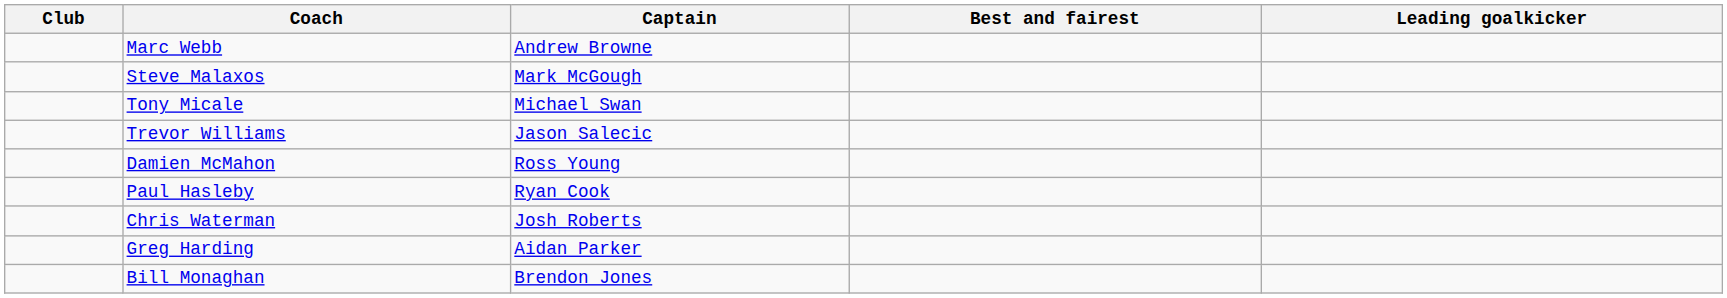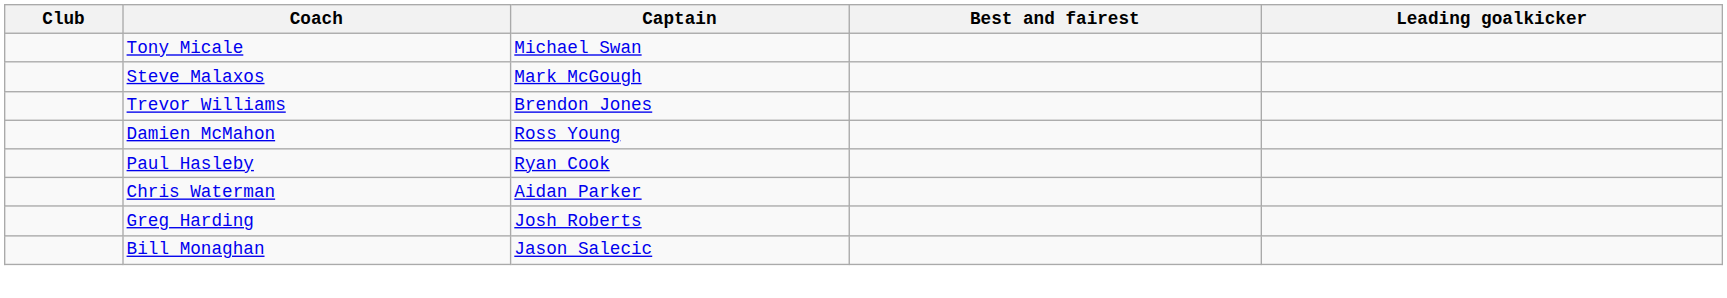- row: (174, 48)
rows swapped: (196, 77) <-> (185, 106)
(583, 134) Jason Salecic -> (583, 106) Brendon Jones
(578, 221) Josh Roberts -> (578, 192) Aidan Parker
(578, 250) Aidan Parker -> (578, 221) Josh Roberts
(583, 278) Brendon Jones -> (583, 250) Jason Salecic
